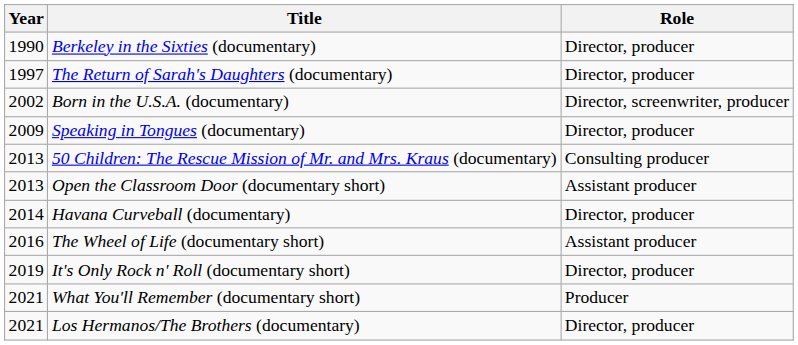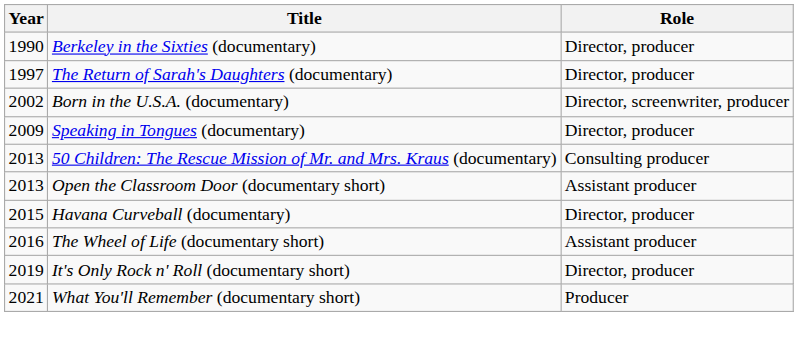(26, 213) 2014 -> (26, 213) 2015
- row: (206, 325)
